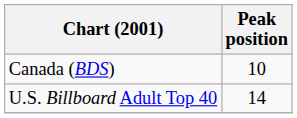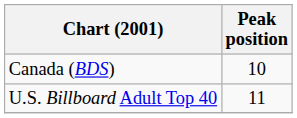(257, 98) 14 -> (257, 98) 11
